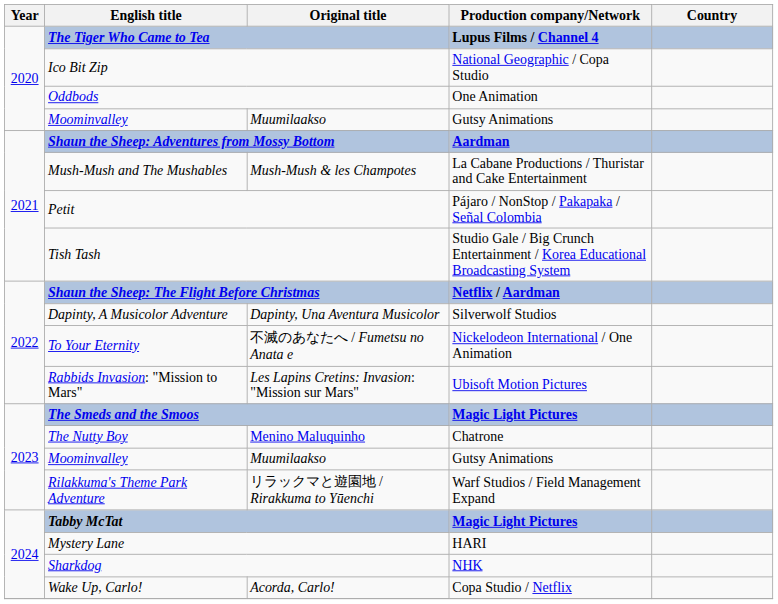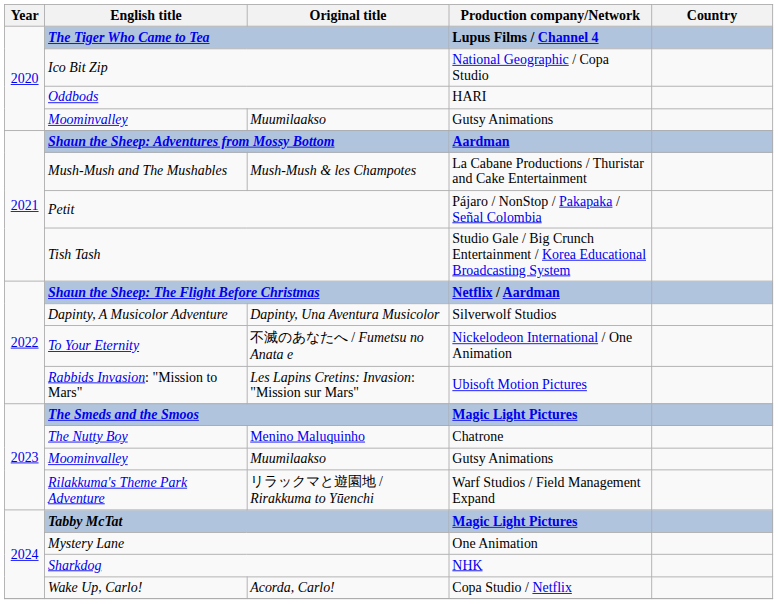(495, 97) One Animation -> (469, 97) HARI
(469, 543) HARI -> (495, 543) One Animation
